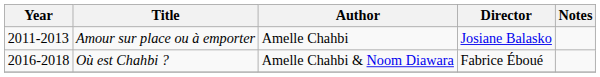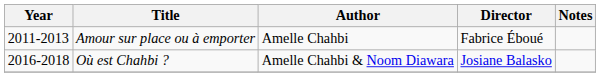(506, 38) Josiane Balasko -> (502, 38) Fabrice Éboué
(502, 60) Fabrice Éboué -> (506, 60) Josiane Balasko
